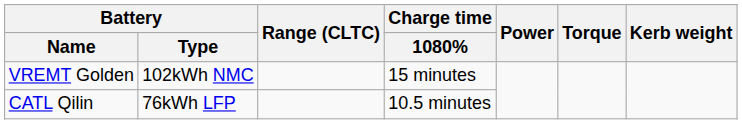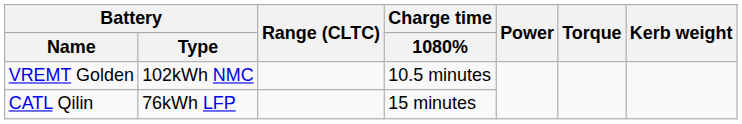(432, 75) 15 minutes -> (440, 75) 10.5 minutes
(440, 103) 10.5 minutes -> (432, 103) 15 minutes
